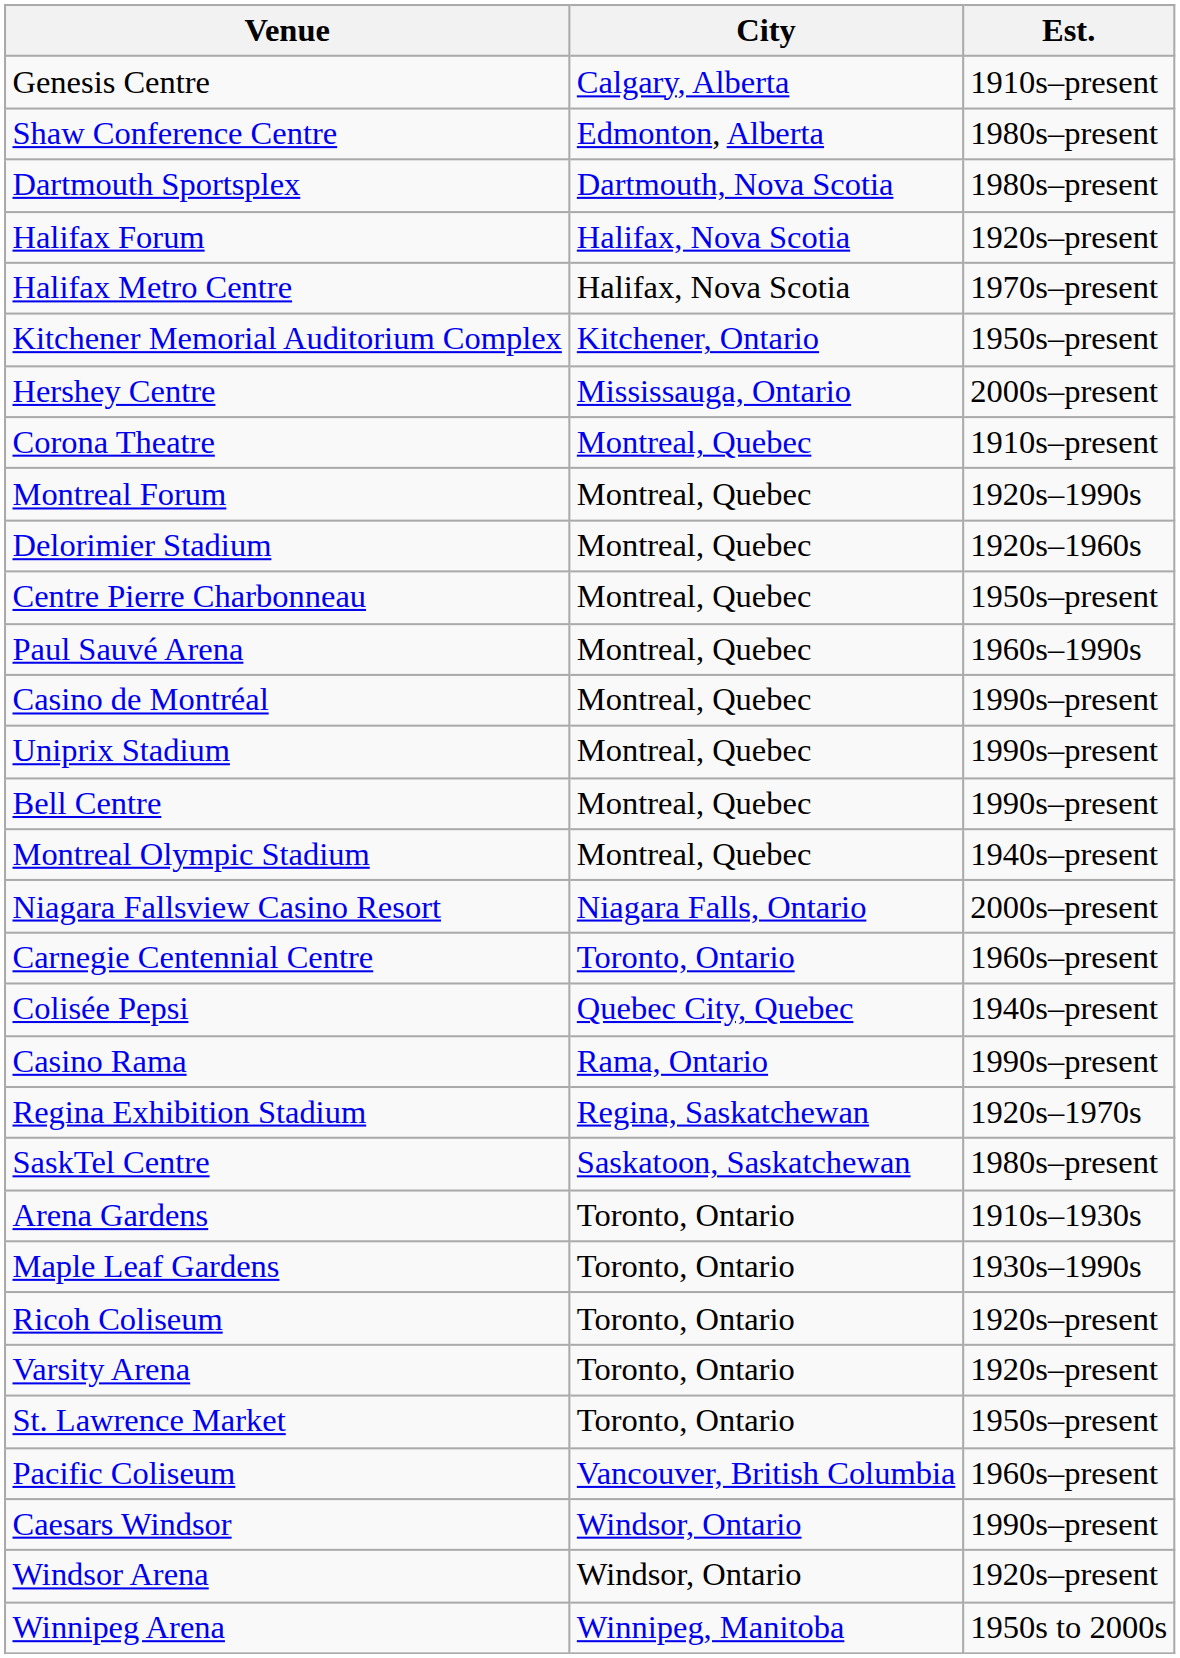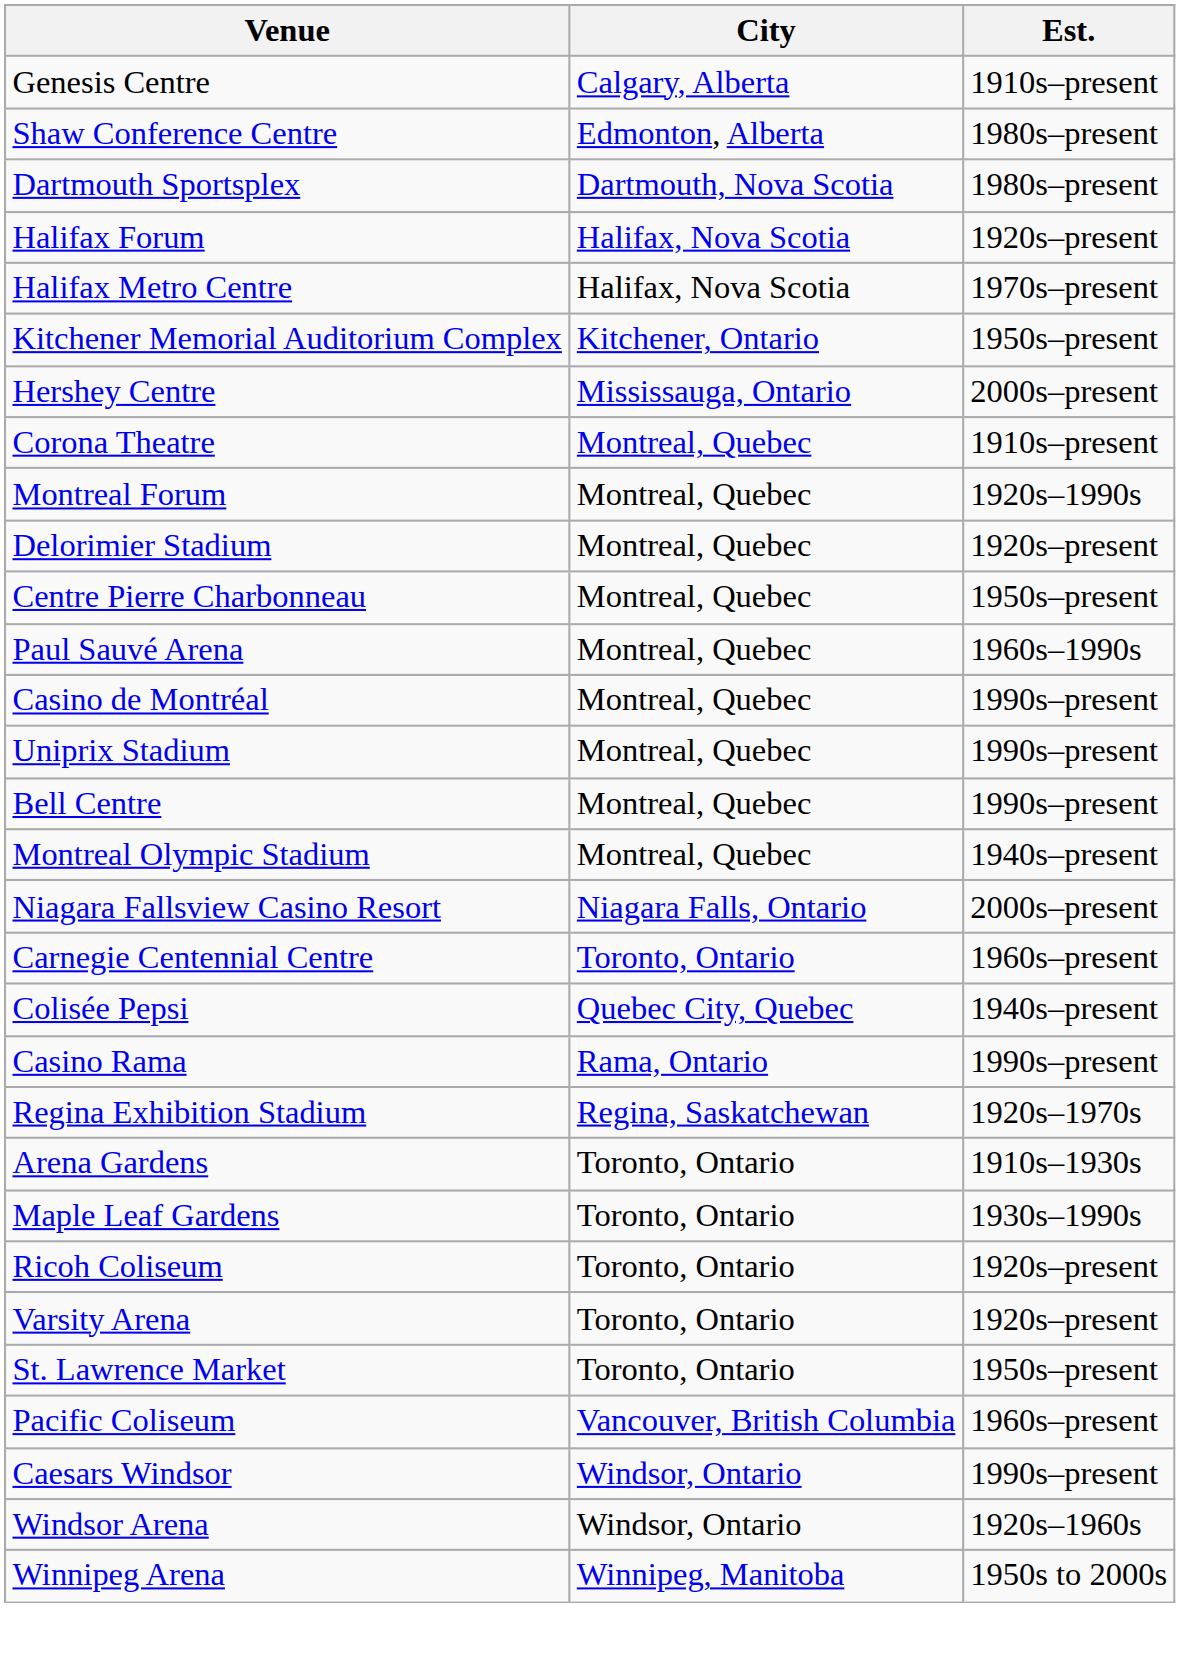(1056, 545) 1920s–1960s -> (1064, 545) 1920s–present
- row: (111, 1163)
(1064, 1575) 1920s–present -> (1056, 1524) 1920s–1960s
